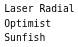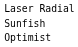rows swapped: (25, 37) <-> (28, 23)
